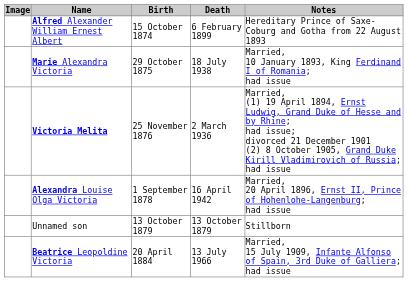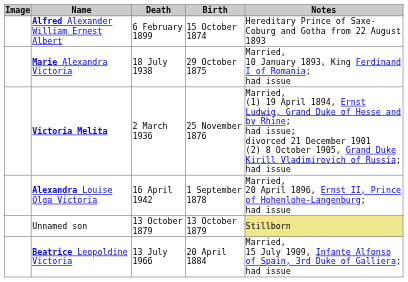columns swapped: (161, 10) <-> (218, 10)
(268, 226) no background -> (268, 226) khaki background
